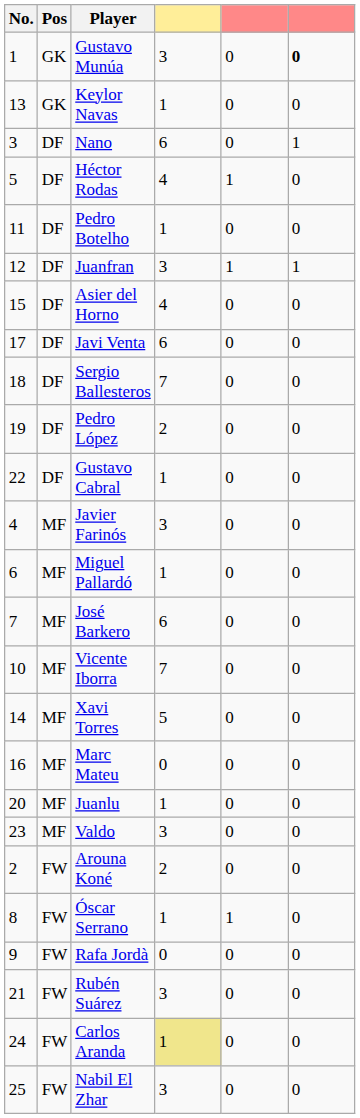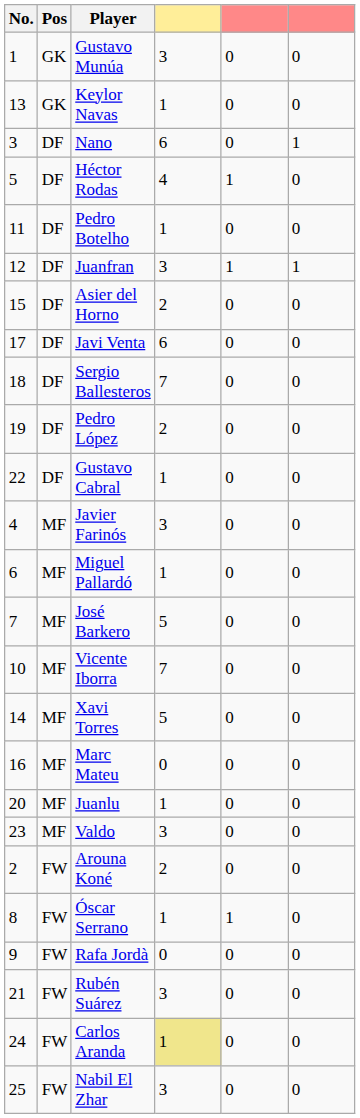(296, 56) bold -> (296, 56) normal
(163, 304) 4 -> (163, 304) 2
(163, 620) 6 -> (163, 620) 5
